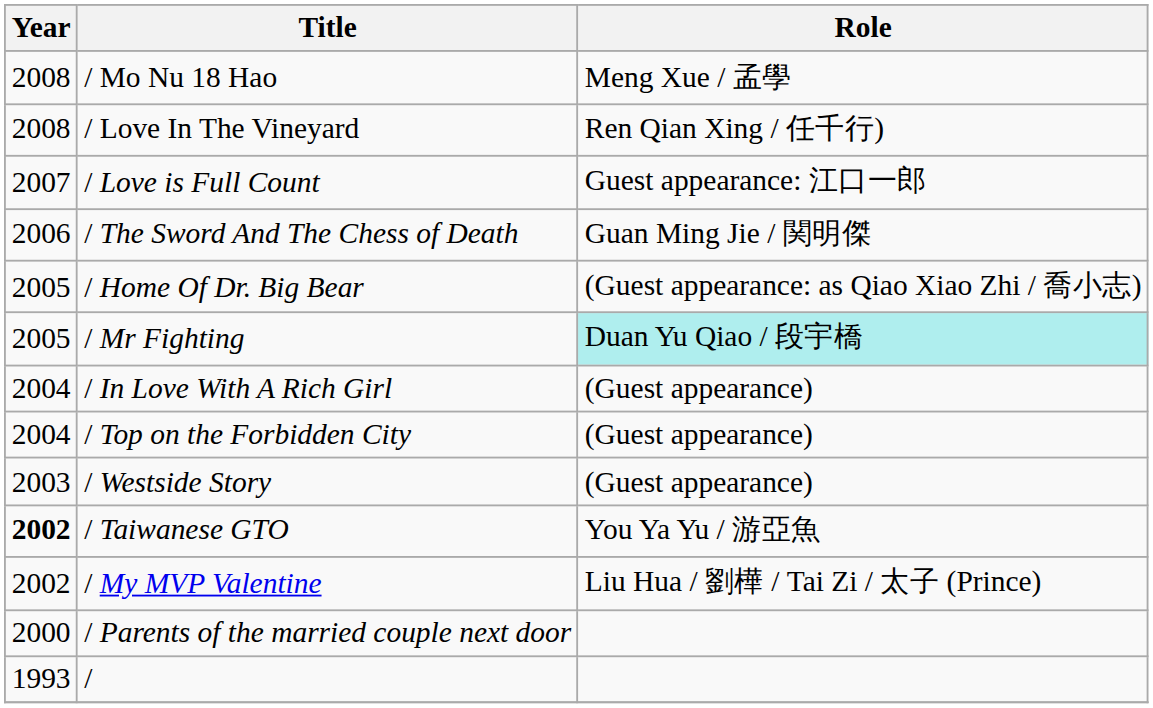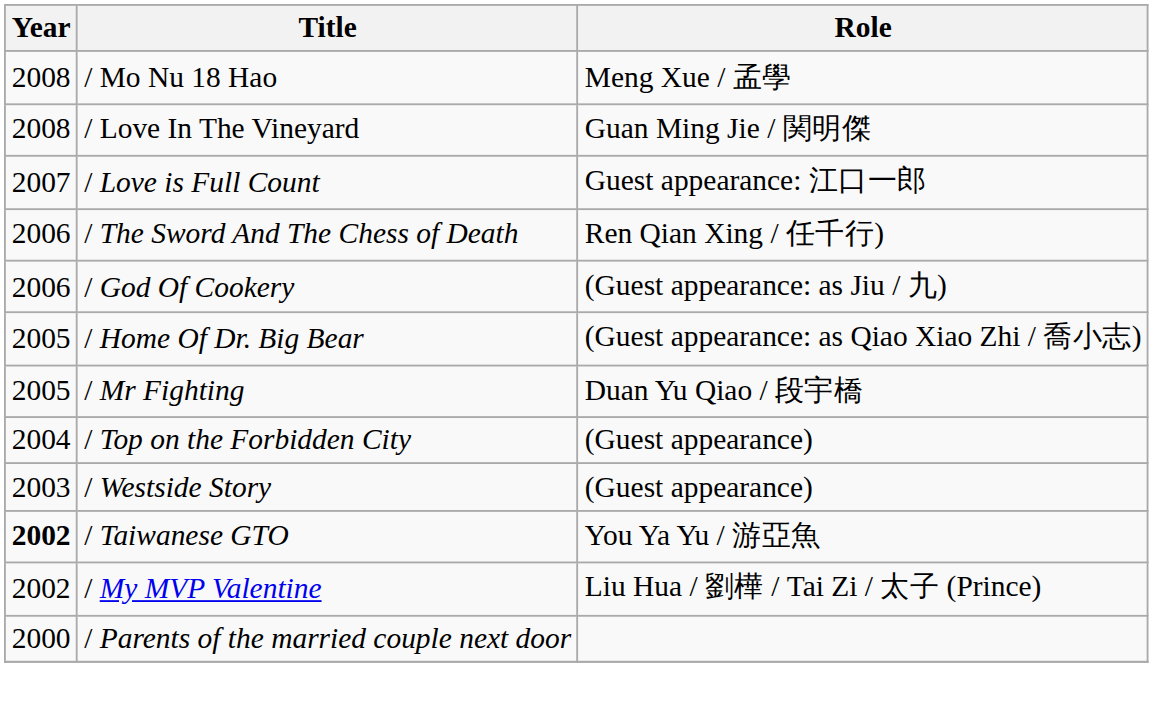(734, 128) Ren Qian Xing / 任千行) -> (728, 128) Guan Ming Jie / 関明傑
(728, 233) Guan Ming Jie / 関明傑 -> (734, 233) Ren Qian Xing / 任千行)
+ row: (189, 286)
(724, 337) paleturquoise background -> (724, 389) no background
- row: (238, 387)
- row: (88, 678)
